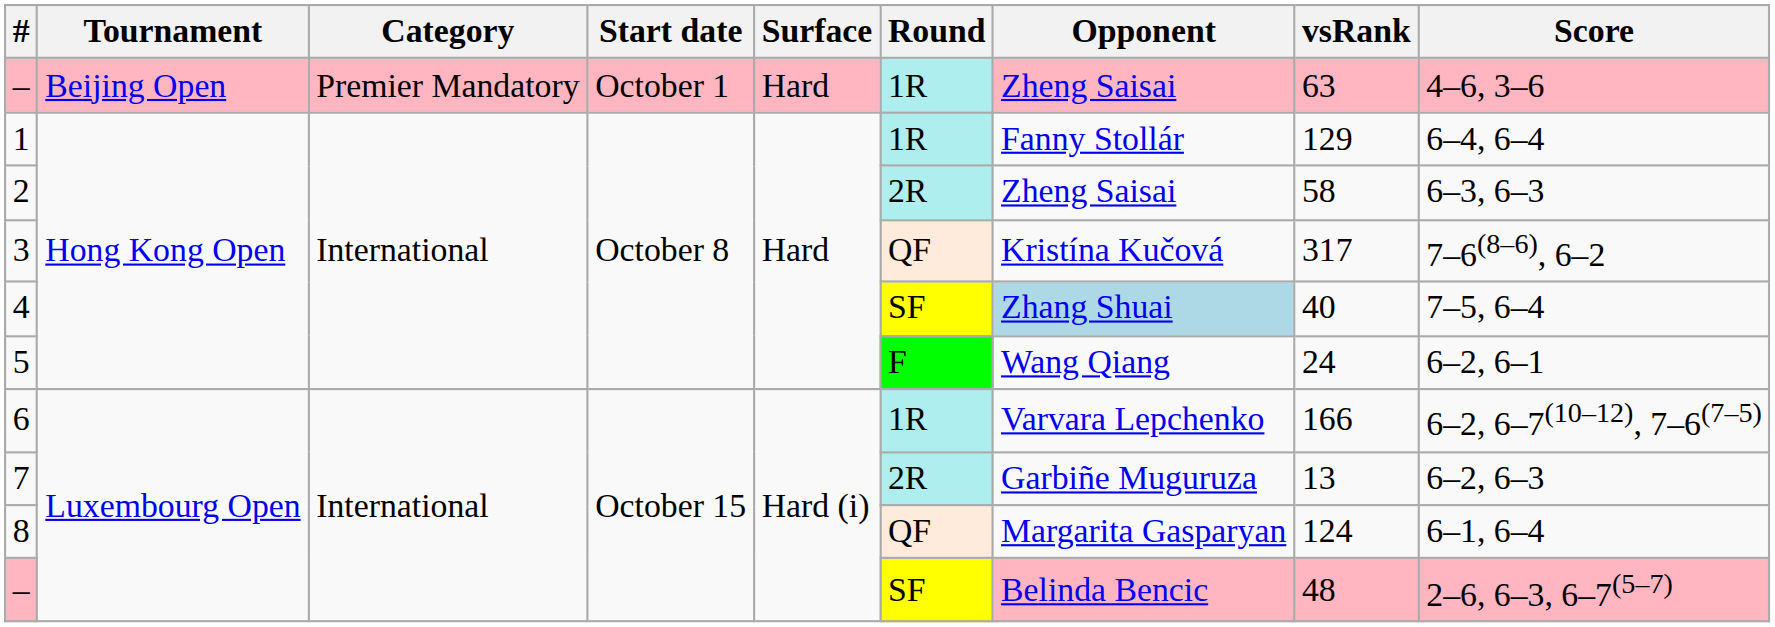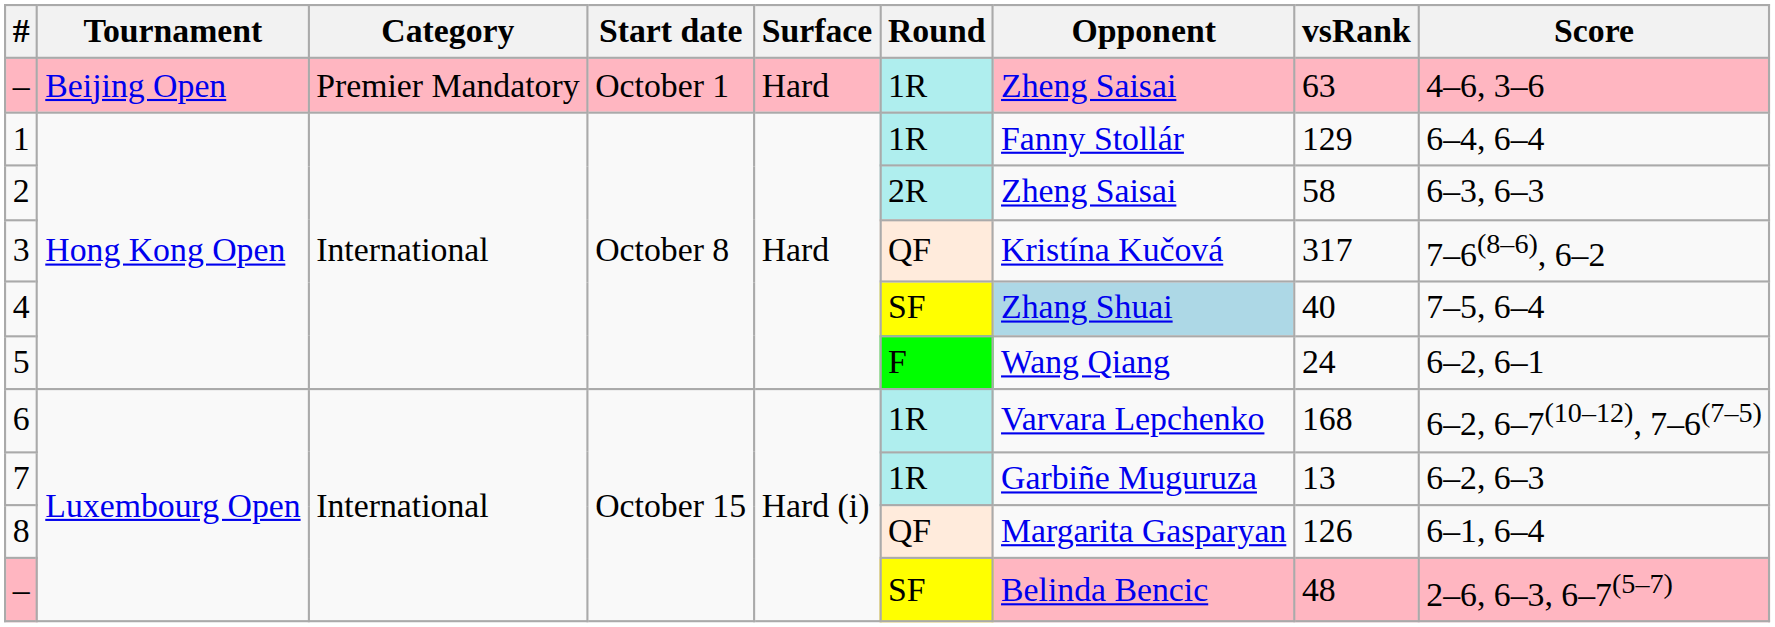(1327, 419) 166 -> (1327, 419) 168
(908, 477) 2R -> (908, 477) 1R
(1327, 531) 124 -> (1327, 531) 126
